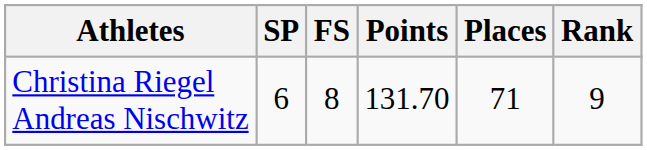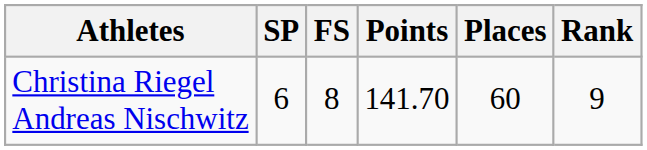(407, 99) 131.70 -> (407, 99) 141.70
(505, 99) 71 -> (505, 99) 60
